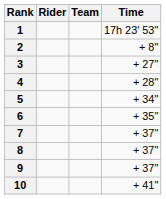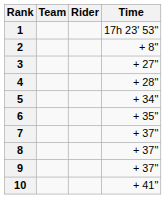columns swapped: (52, 13) <-> (85, 13)
